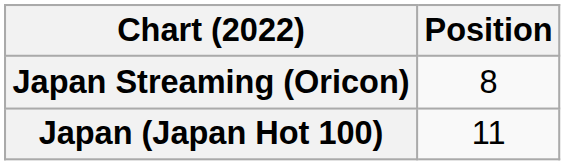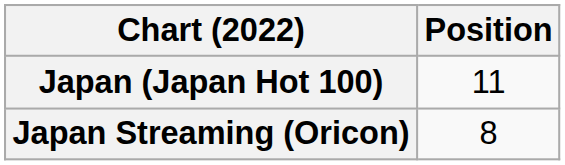rows swapped: (211, 133) <-> (211, 81)
